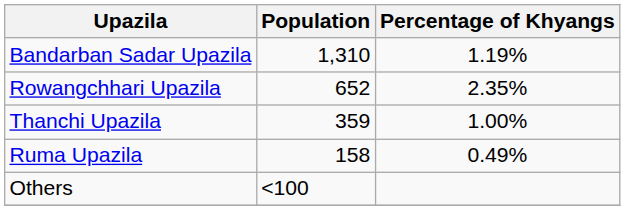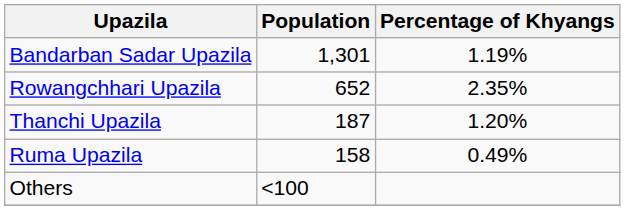(344, 54) 1,310 -> (344, 54) 1,301
(353, 121) 359 -> (353, 121) 187
(497, 121) 1.00% -> (497, 121) 1.20%
